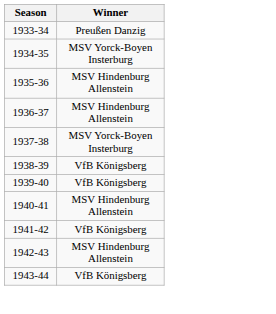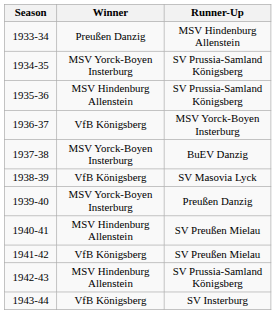+ column: (217, 13)
(110, 112) MSV Hindenburg Allenstein -> (110, 124) VfB Königsberg
(110, 182) VfB Königsberg -> (110, 201) MSV Yorck-Boyen Insterburg
